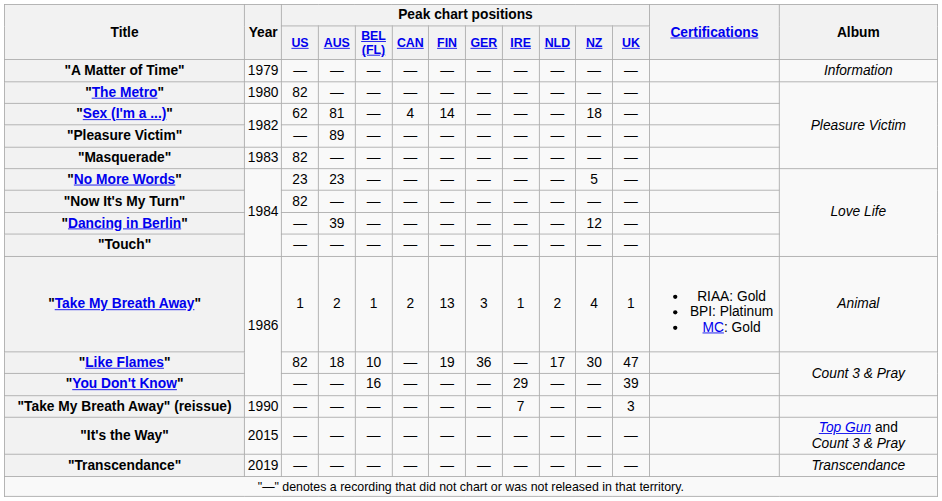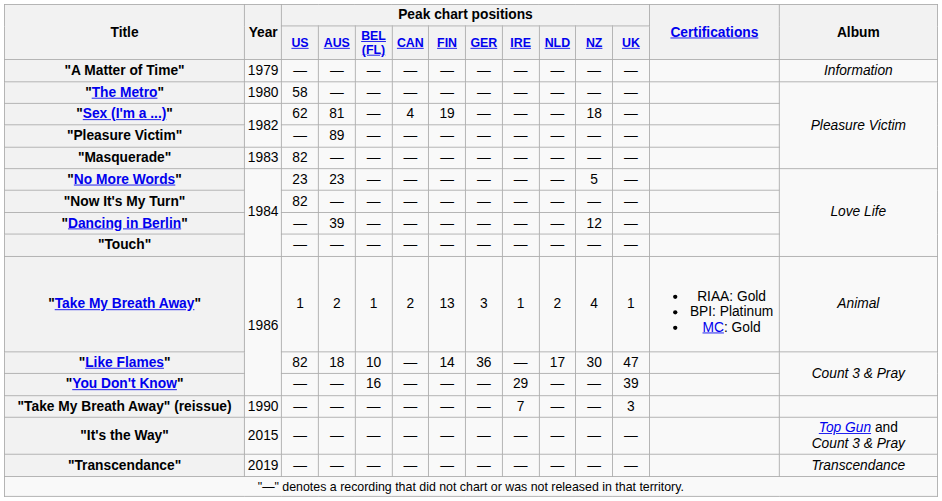(300, 92) 82 -> (300, 92) 58
(447, 114) 14 -> (447, 114) 19
(447, 362) 19 -> (447, 362) 14
